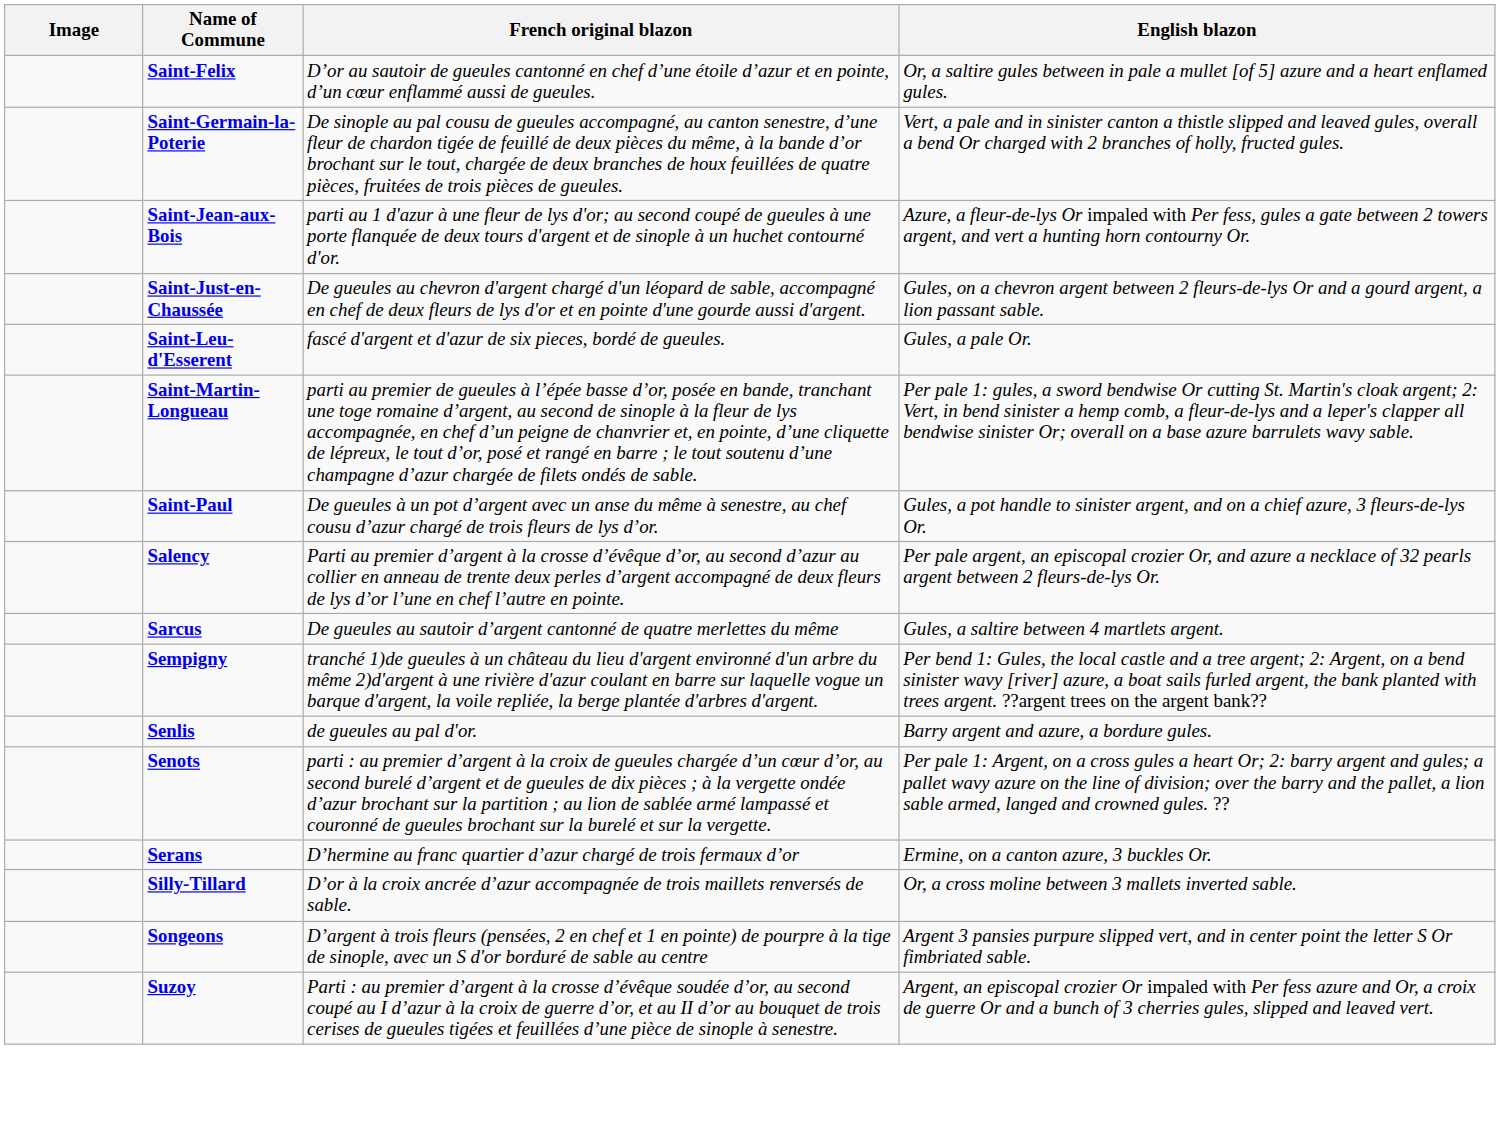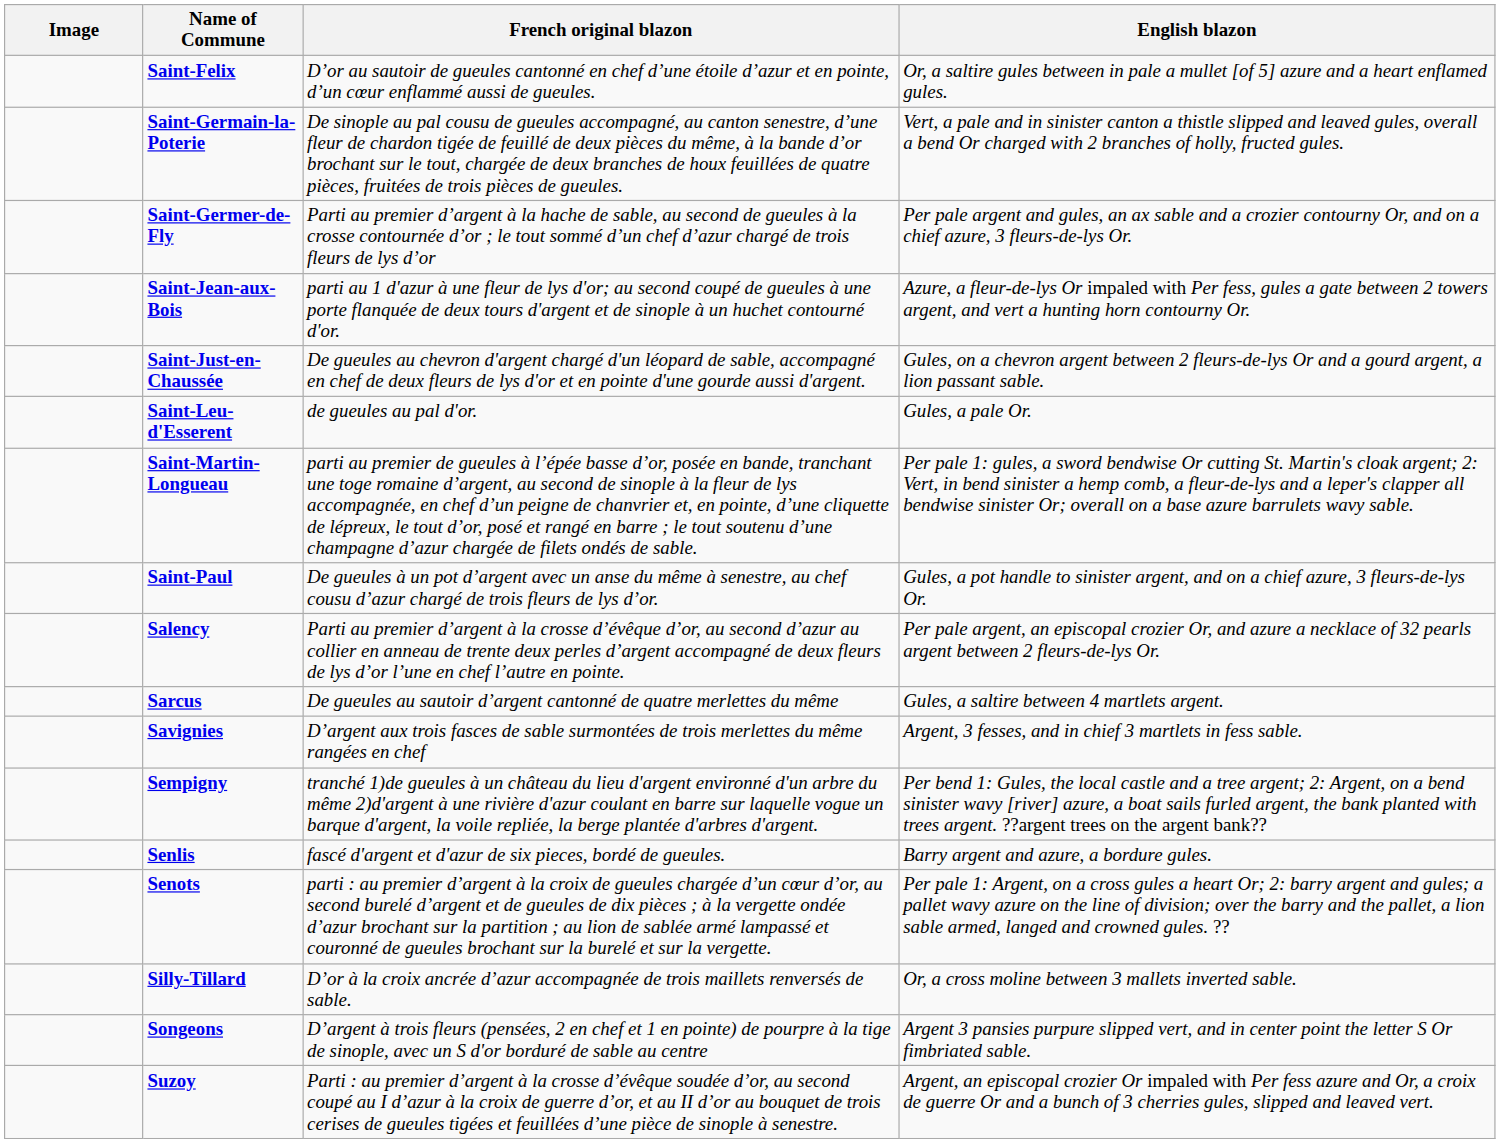+ row: (219, 226)
(516, 339) fascé d'argent et d'azur de six pieces, bordé de gueules. -> (392, 411) de gueules au pal d'or.
+ row: (185, 731)
(392, 731) de gueules au pal d'or. -> (516, 854) fascé d'argent et d'azur de six pieces, bordé de gueules.
- row: (175, 854)
